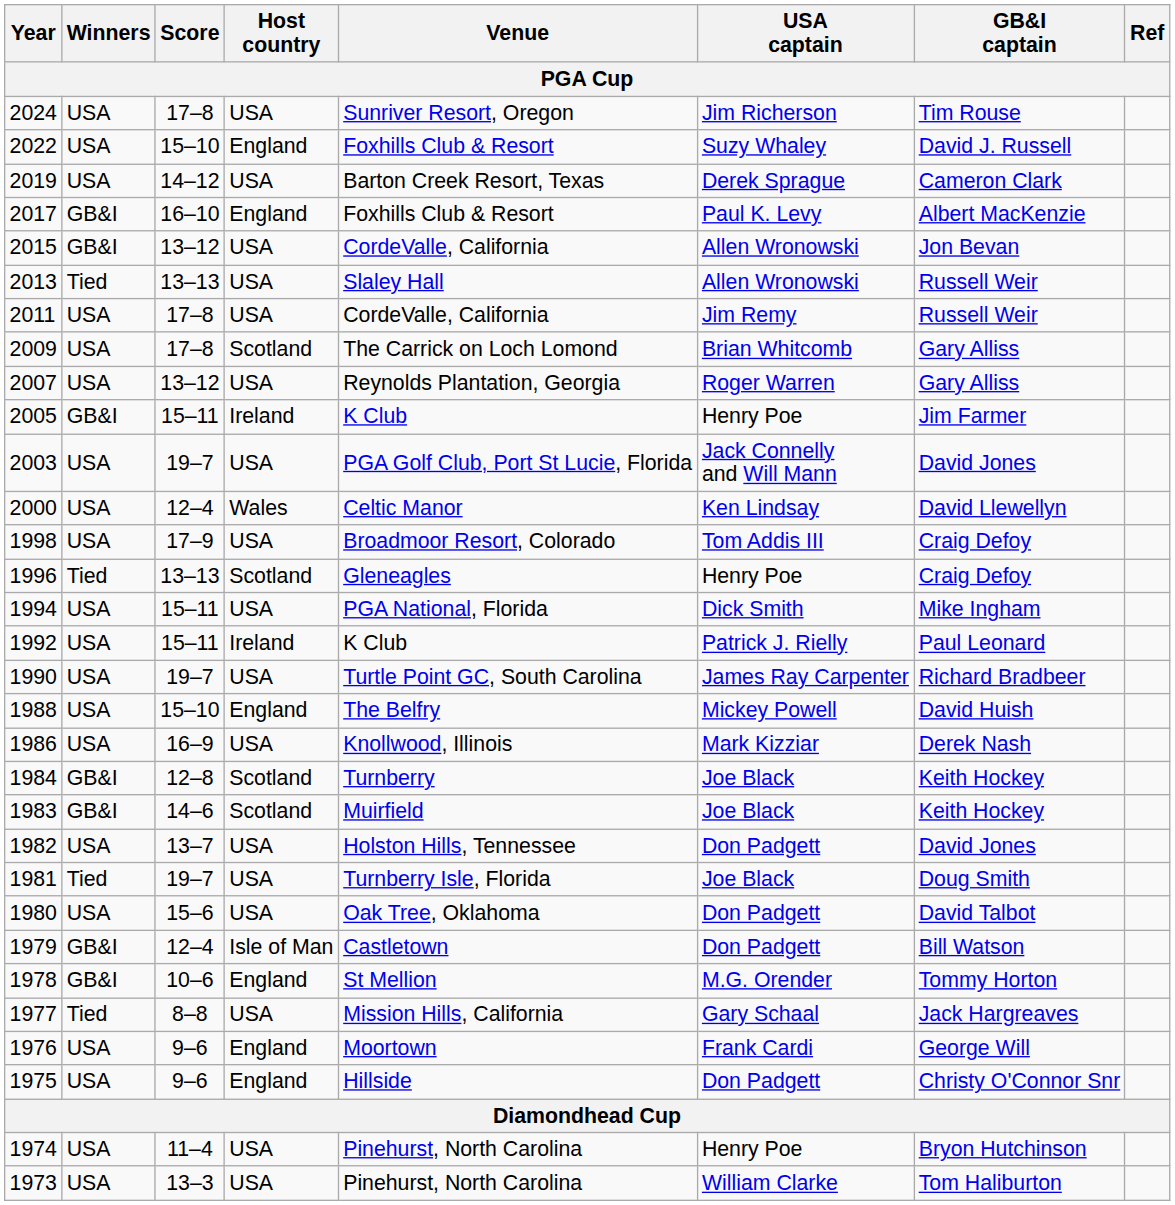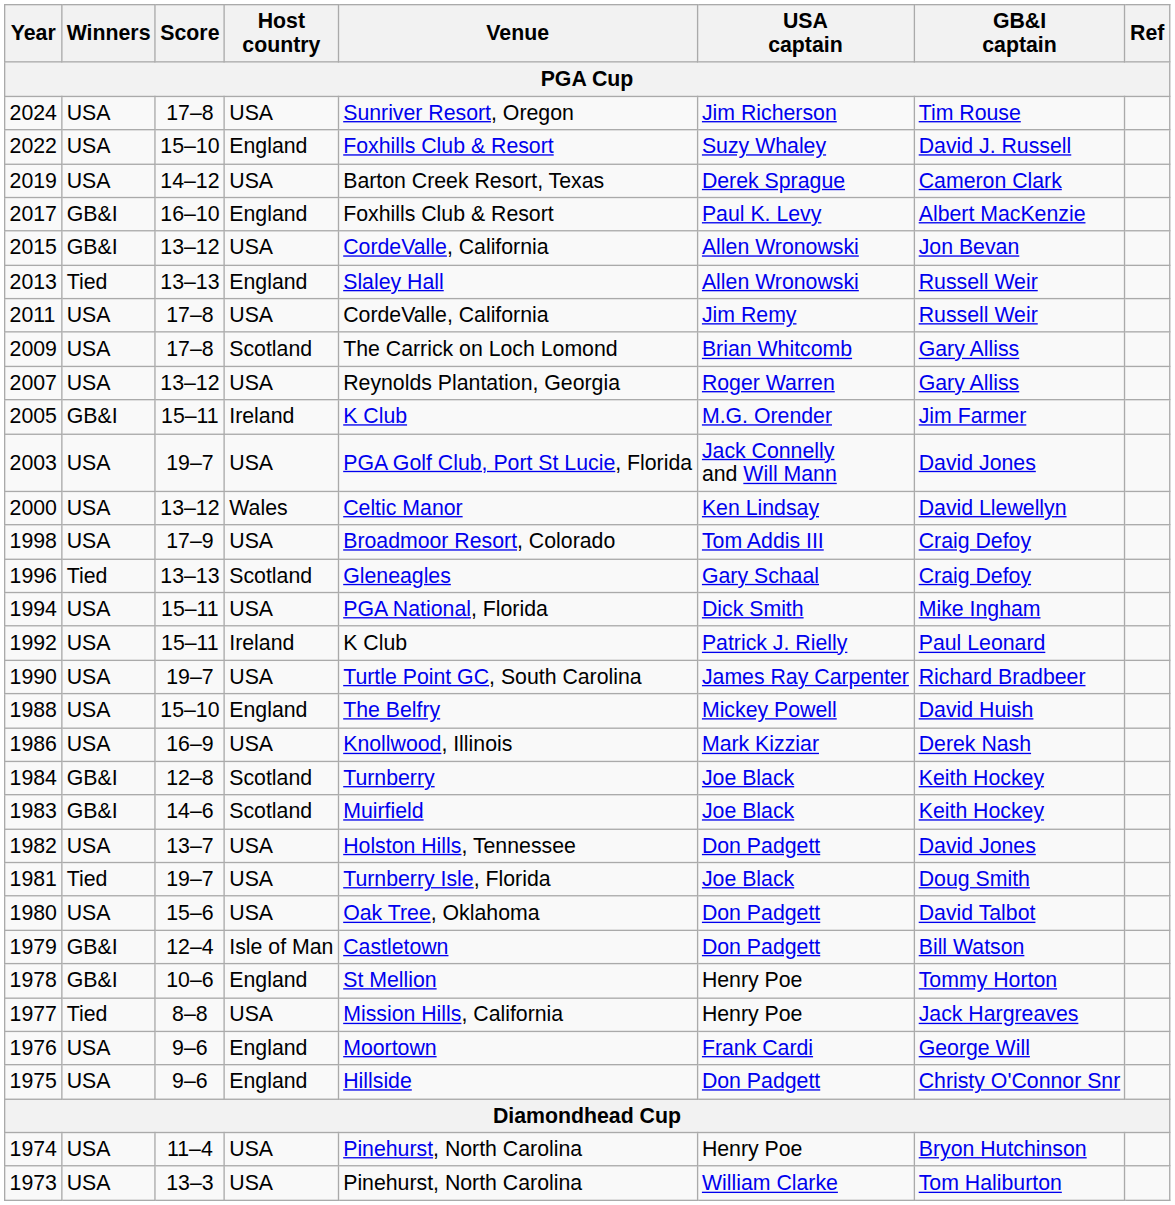(251, 281) USA -> (268, 281) England
(752, 416) Henry Poe -> (767, 416) M.G. Orender
(190, 507) 12–4 -> (190, 507) 13–12
(752, 575) Henry Poe -> (760, 575) Gary Schaal
(767, 980) M.G. Orender -> (752, 980) Henry Poe
(760, 1014) Gary Schaal -> (752, 1014) Henry Poe
